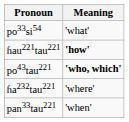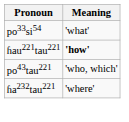(93, 69) bold -> (91, 69) normal
- row: (31, 107)
